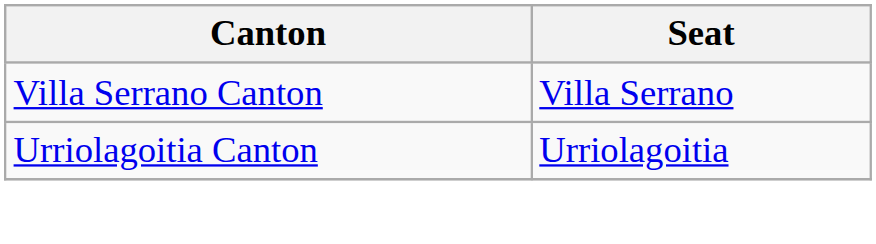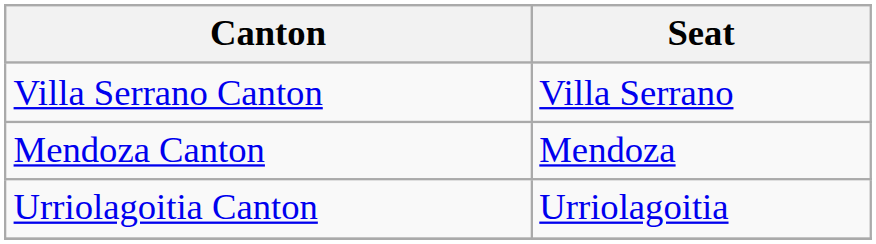+ row: (139, 149)
